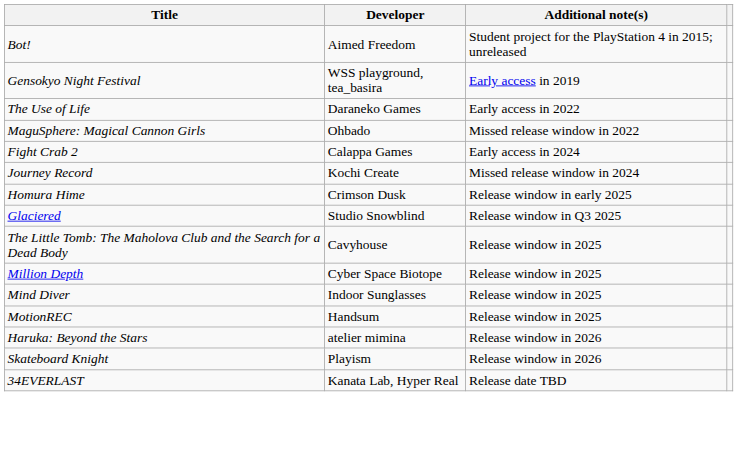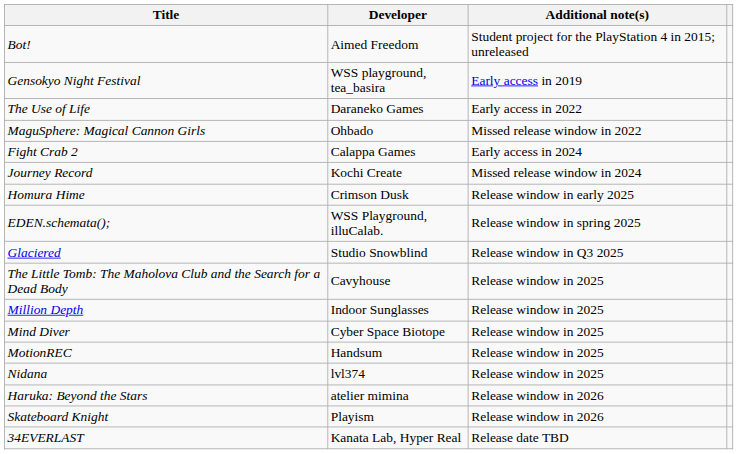+ row: (59, 223)
(385, 273) Cyber Space Biotope -> (380, 310) Indoor Sunglasses
(377, 294) Indoor Sunglasses -> (388, 331) Cyber Space Biotope
+ row: (27, 374)
